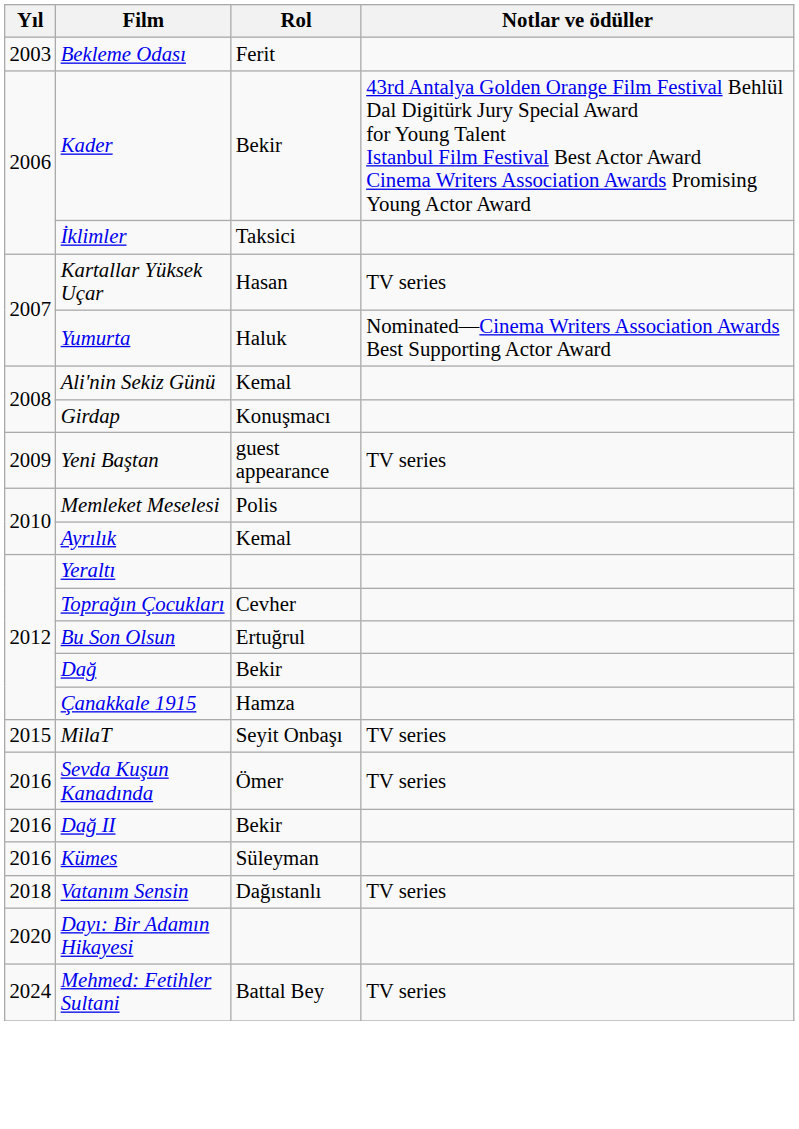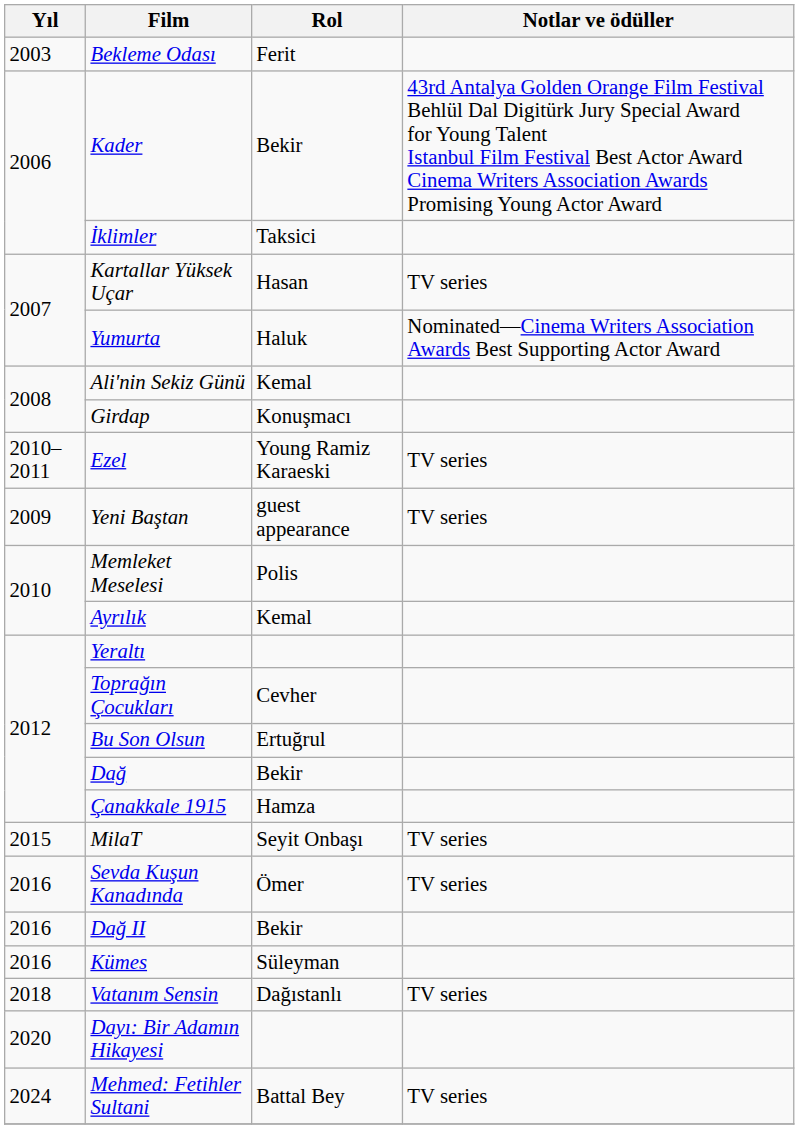+ row: (108, 460)
